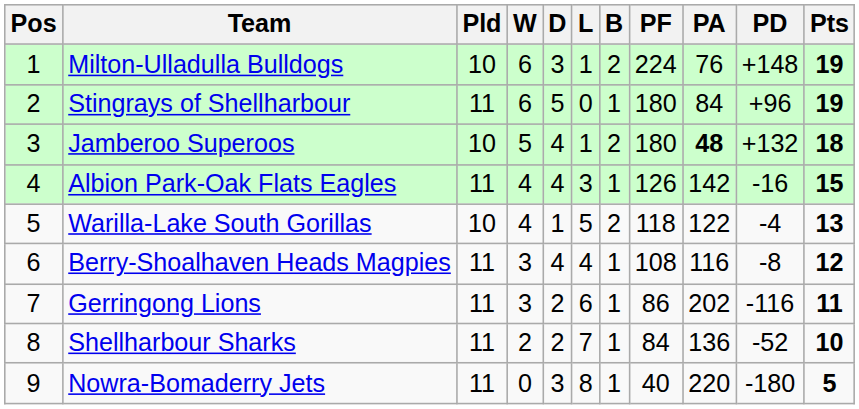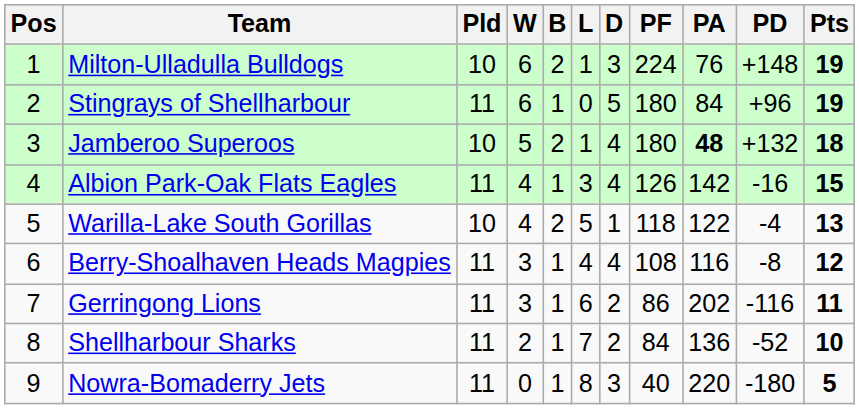columns swapped: (557, 24) <-> (614, 24)
